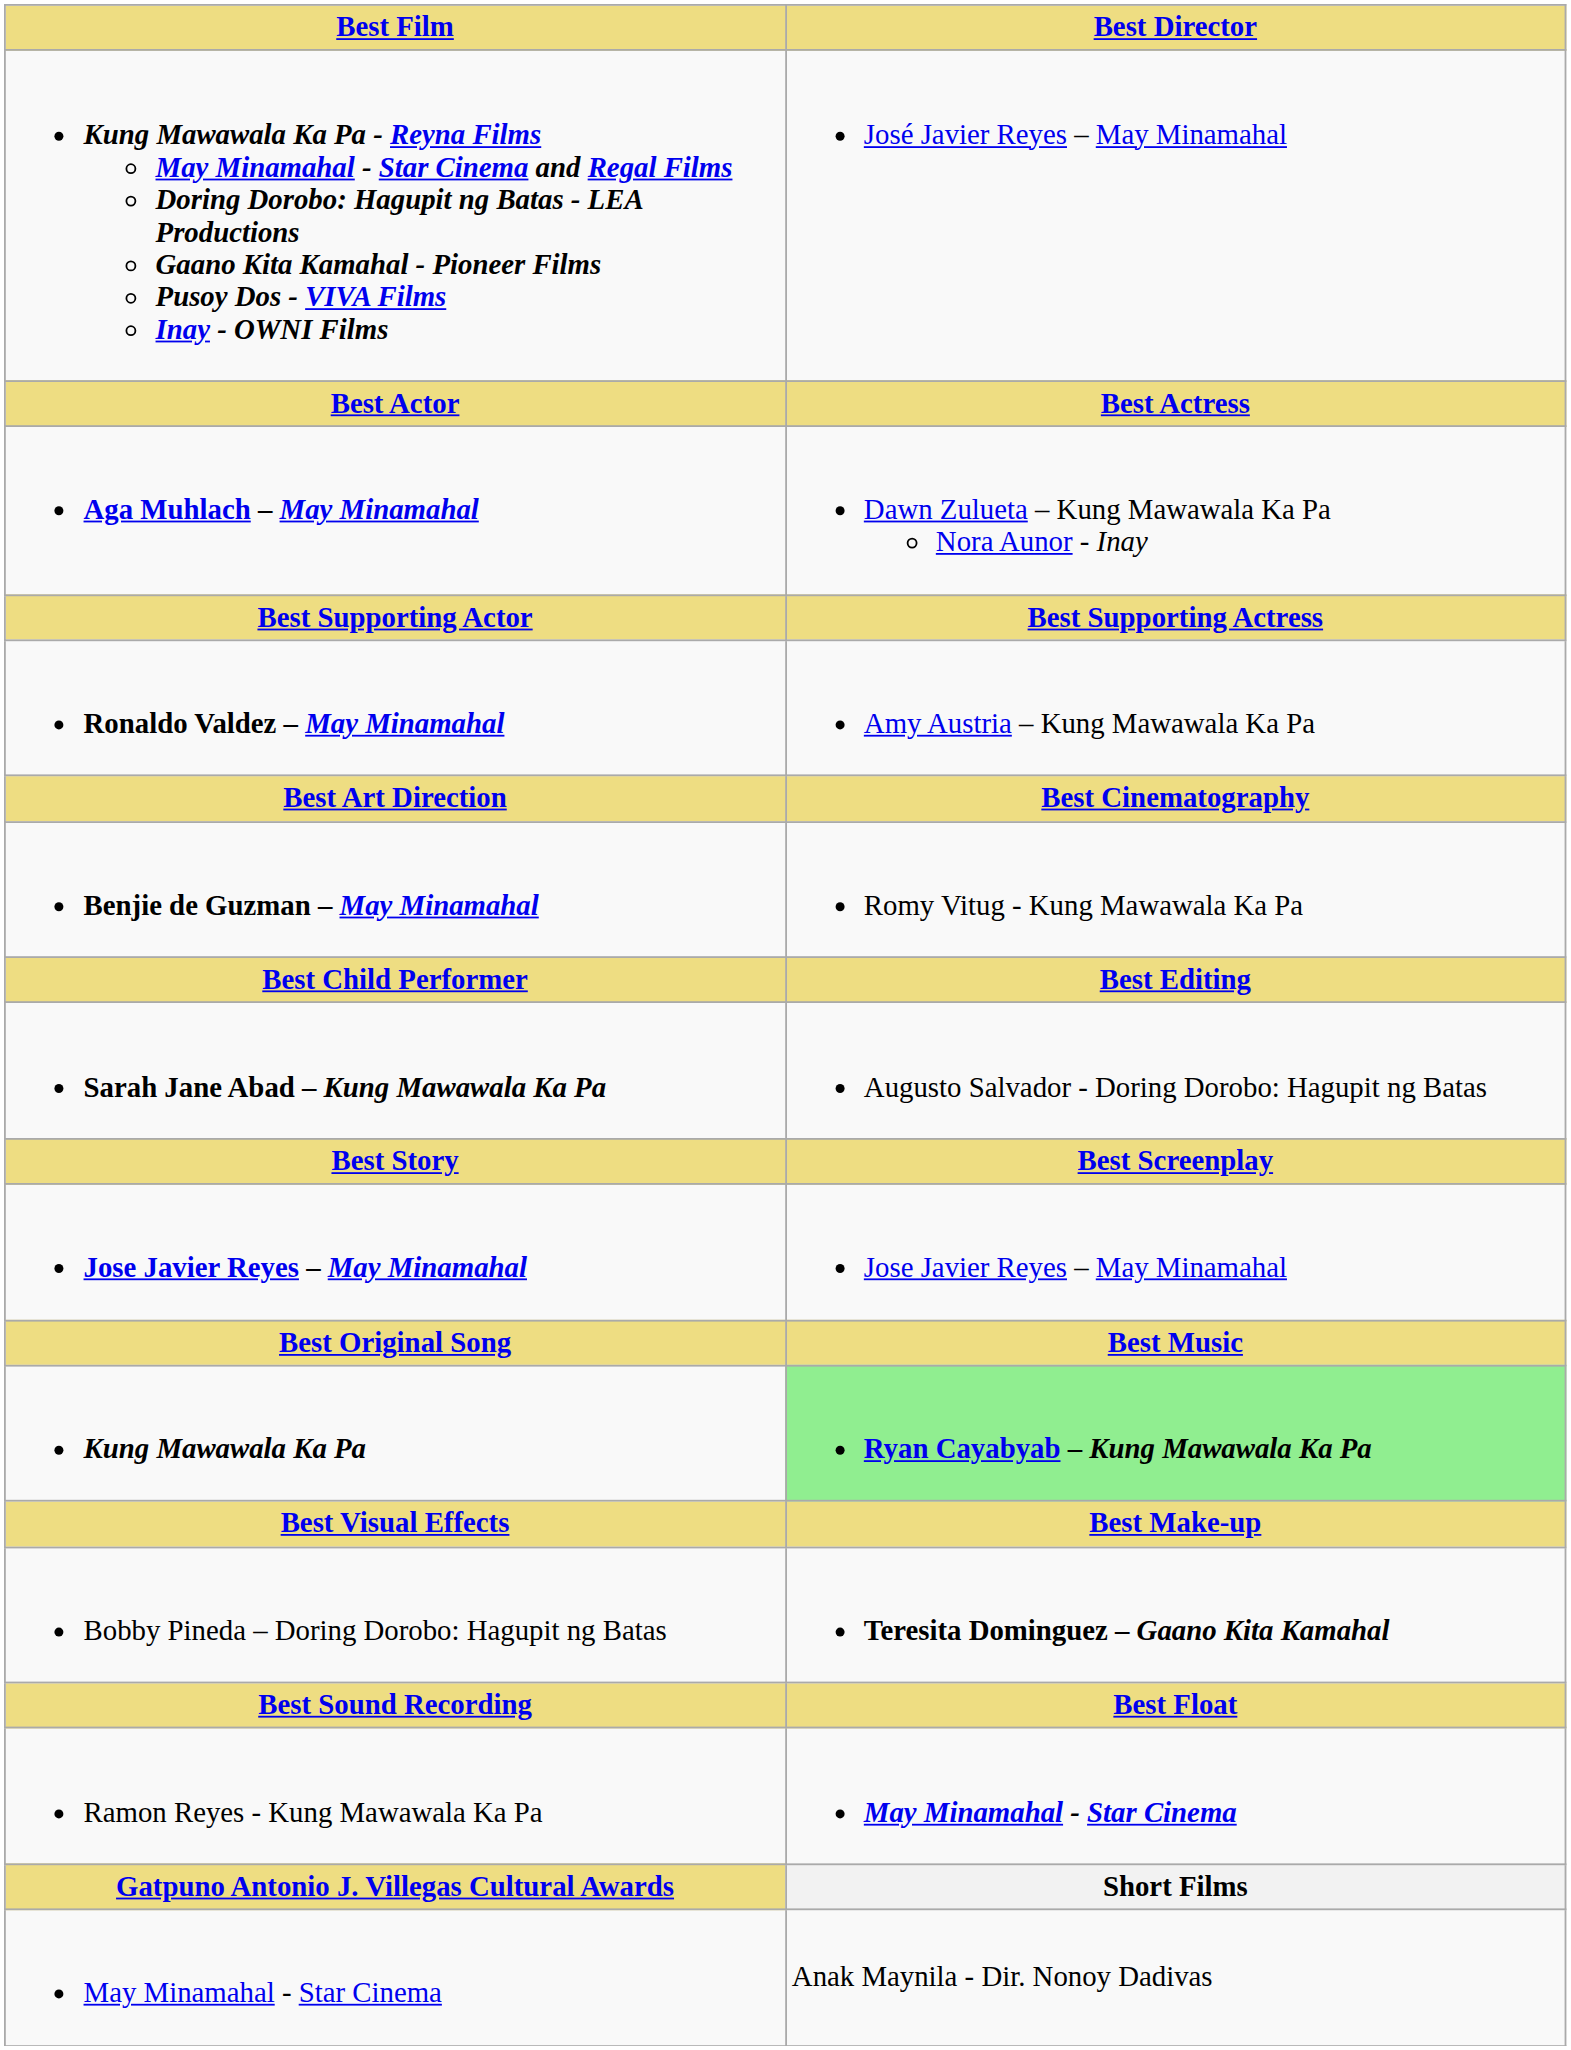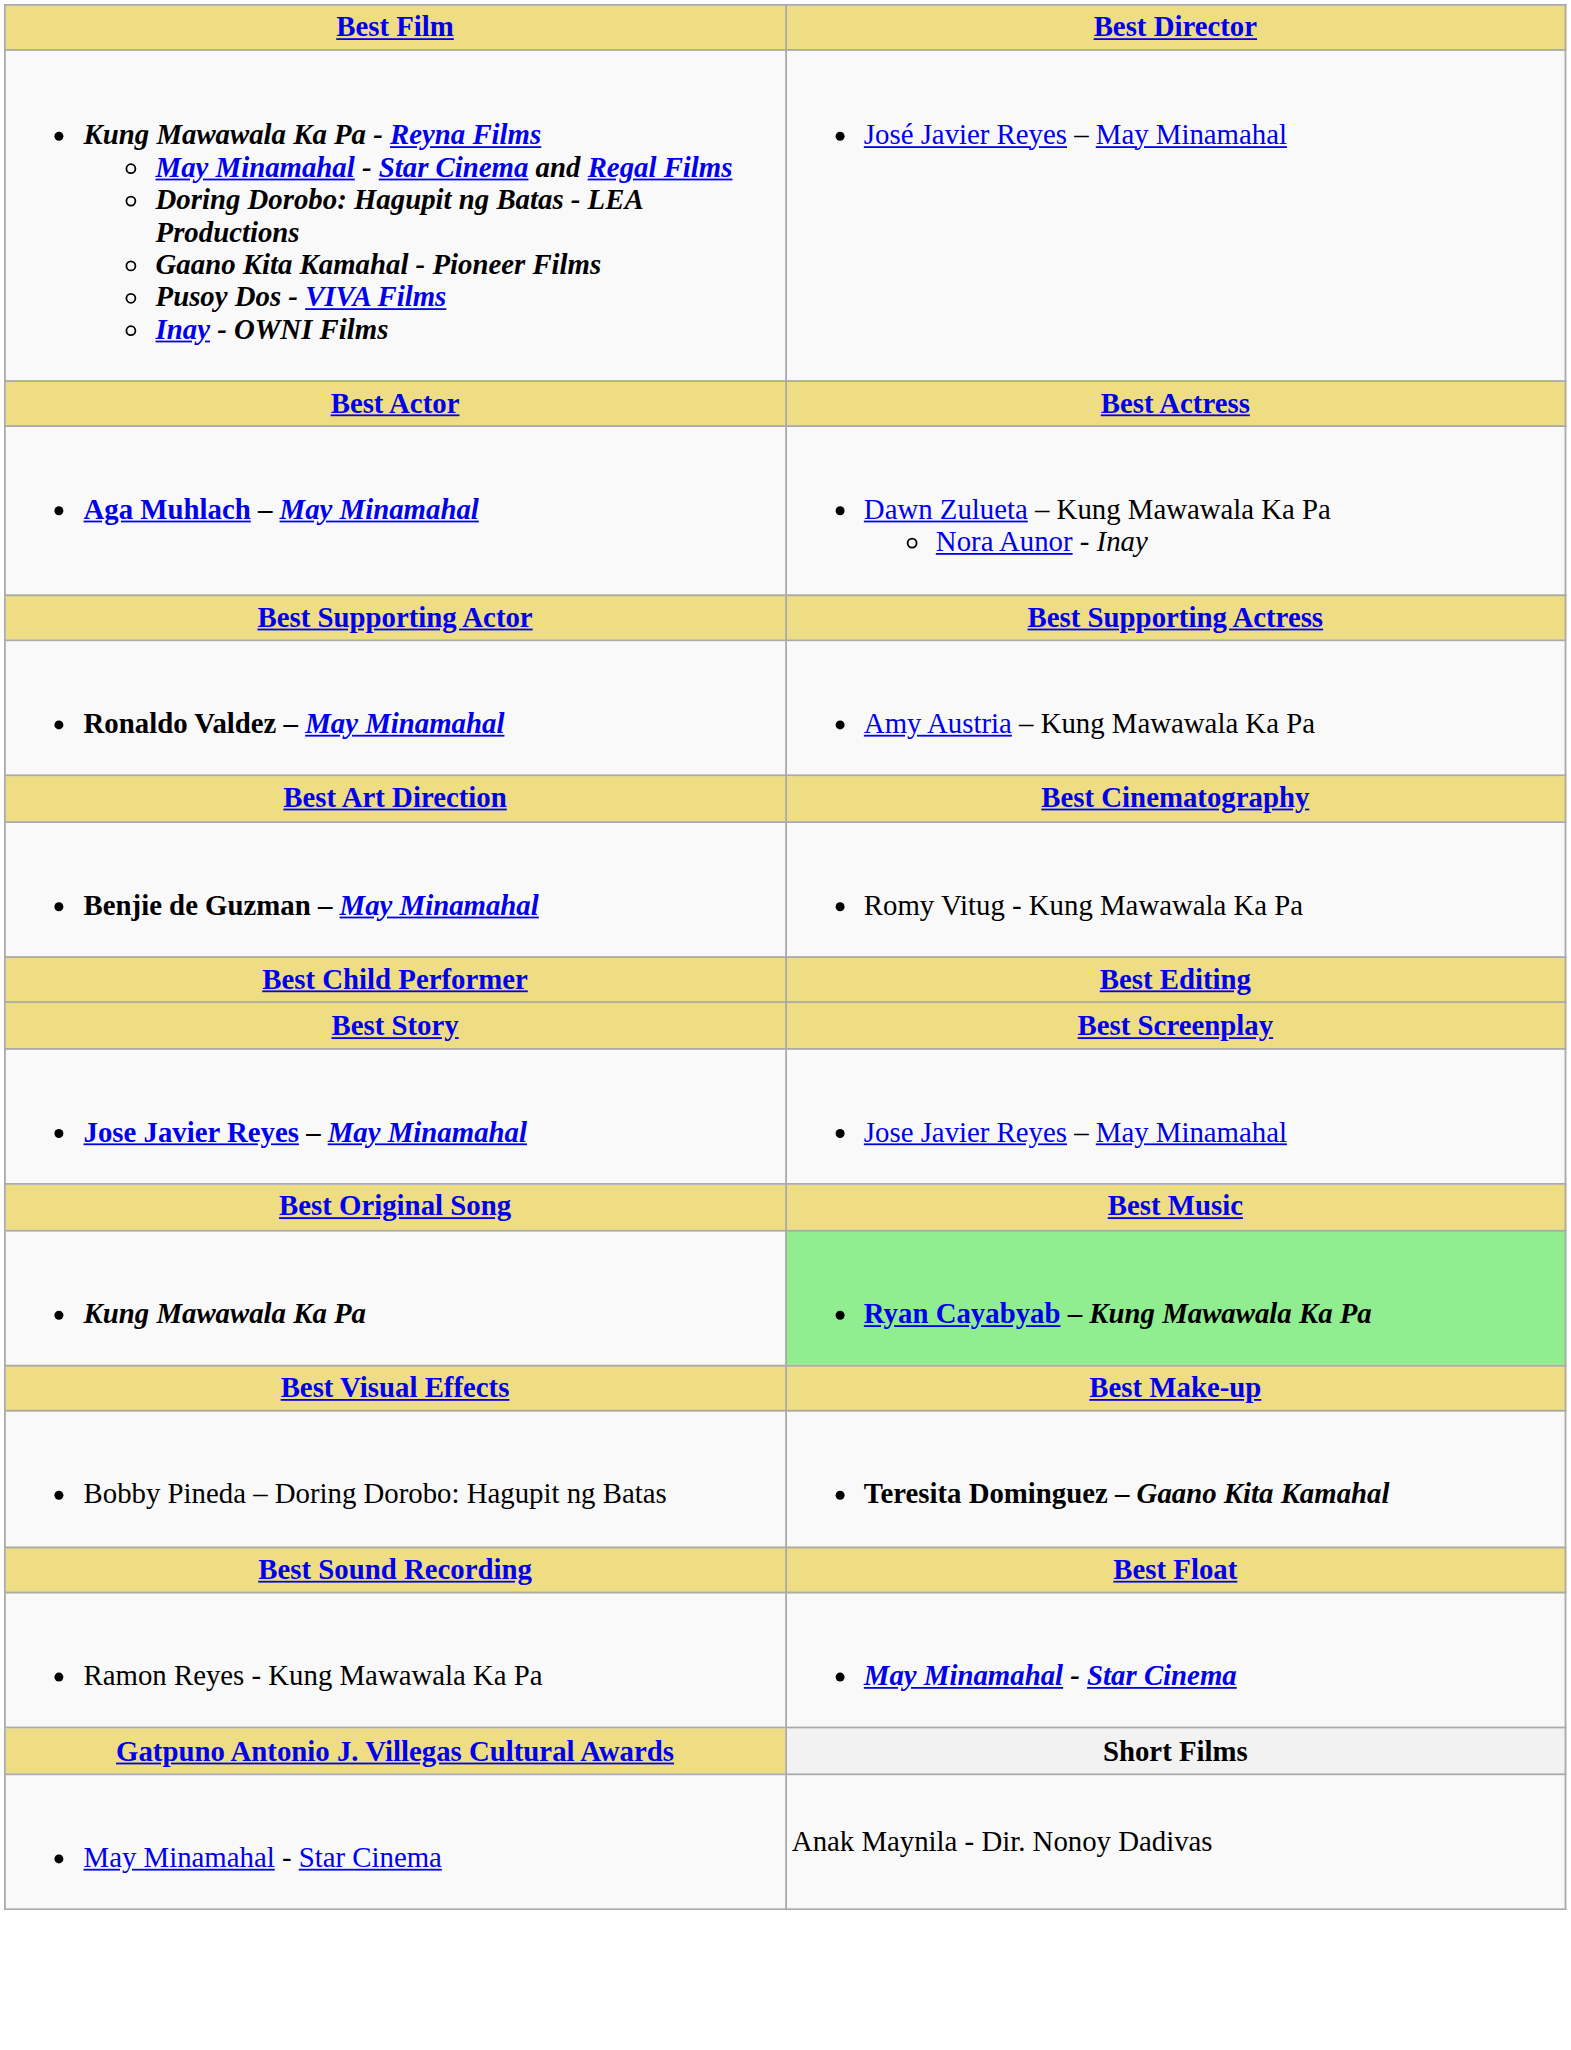- row: (395, 1087)
